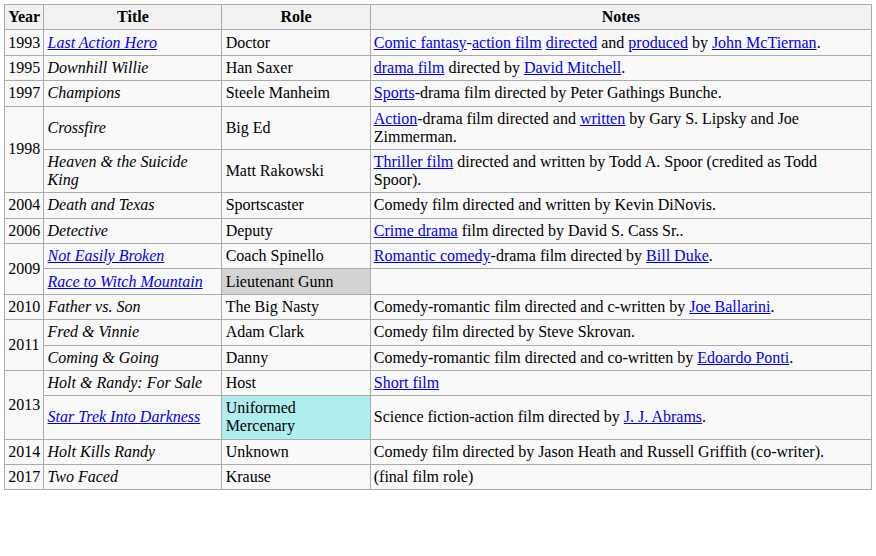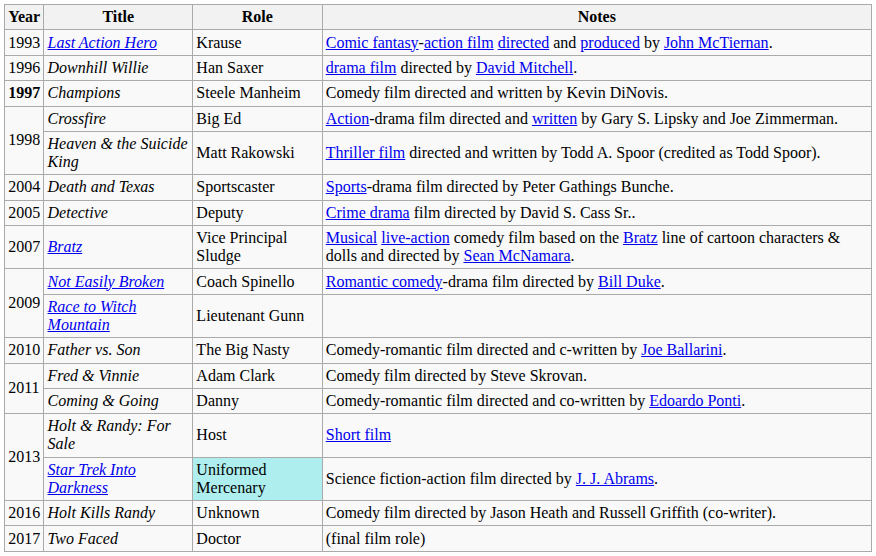(248, 42) Doctor -> (219, 42) Krause
(24, 67) 1995 -> (24, 67) 1996
(24, 93) normal -> (24, 93) bold
(548, 93) Sports-drama film directed by Peter Gathings Bunche. -> (497, 93) Comedy film directed and written by Kevin DiNovis.
(545, 205) Comedy film directed and written by Kevin DiNovis. -> (500, 187) Sports-drama film directed by Peter Gathings Bunche.
(24, 230) 2006 -> (24, 212) 2005
+ row: (65, 247)
(280, 281) lightgrey background -> (250, 315) no background
(24, 451) 2014 -> (24, 513) 2016
(248, 477) Krause -> (219, 538) Doctor
